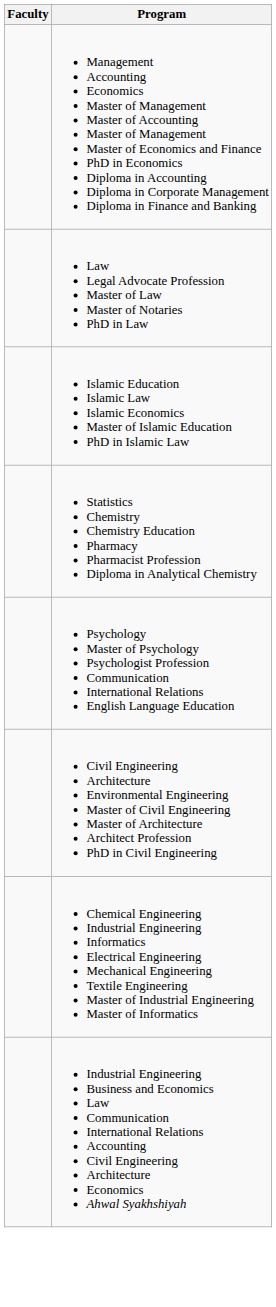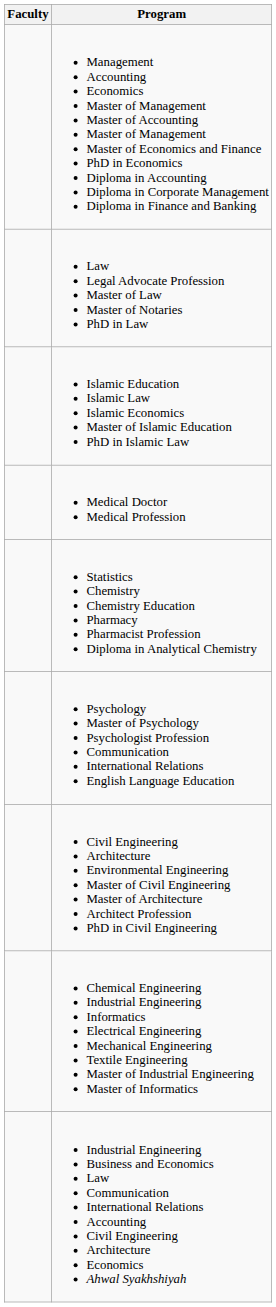+ row: (162, 509)
